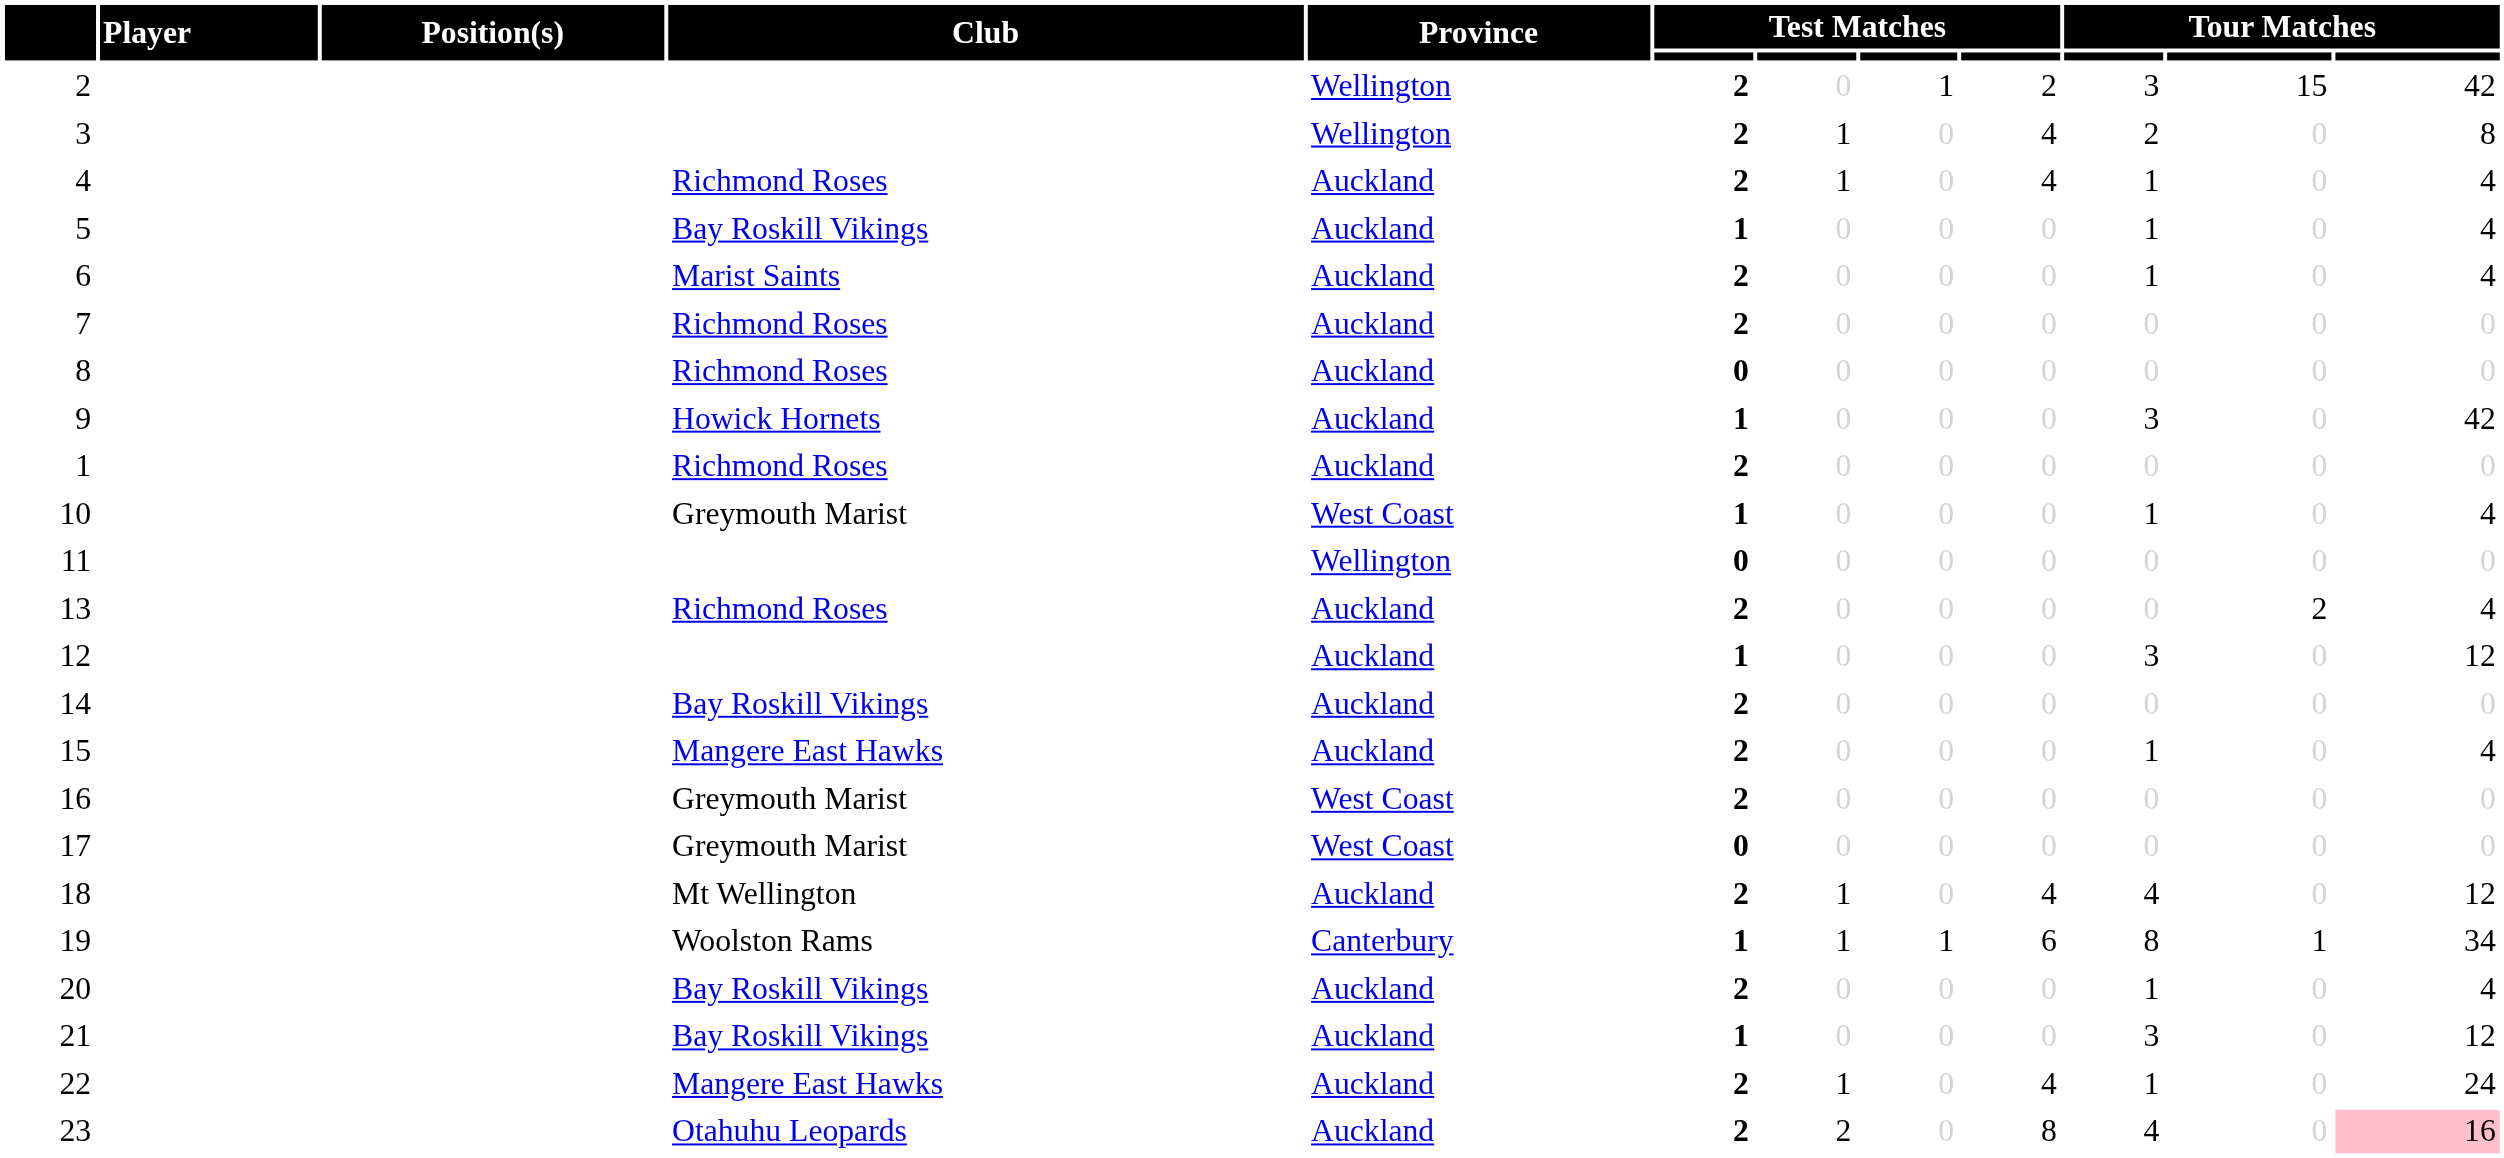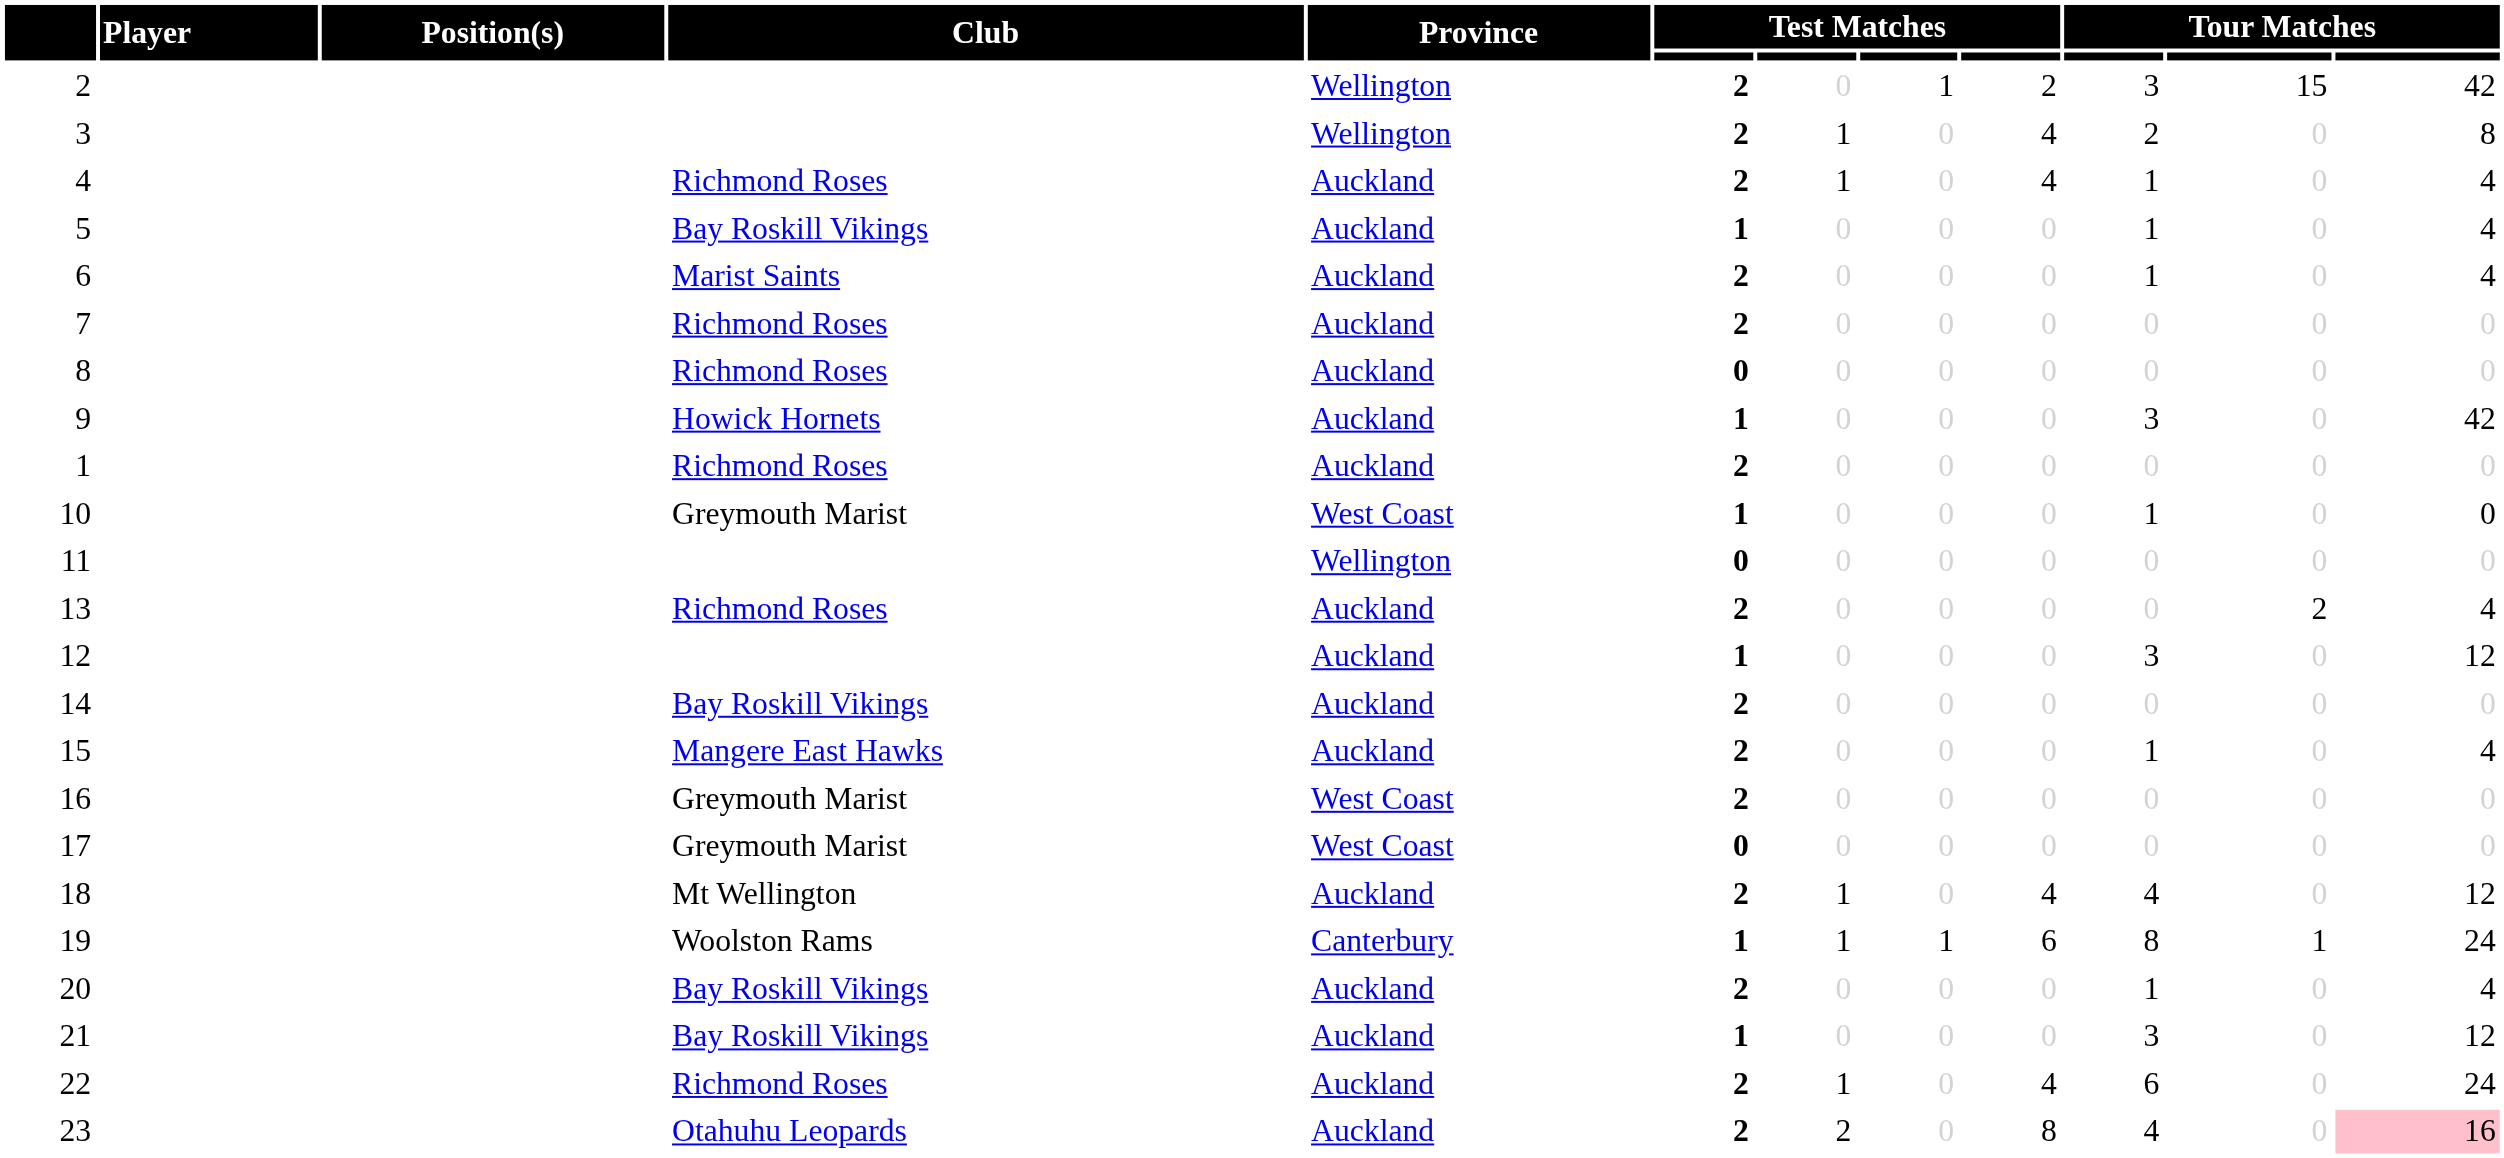(2488, 513) 4 -> (2488, 513) 0
(2480, 941) 34 -> (2480, 941) 24
(807, 1083) Mangere East Hawks -> (780, 1083) Richmond Roses
(2151, 1083) 1 -> (2151, 1083) 6
